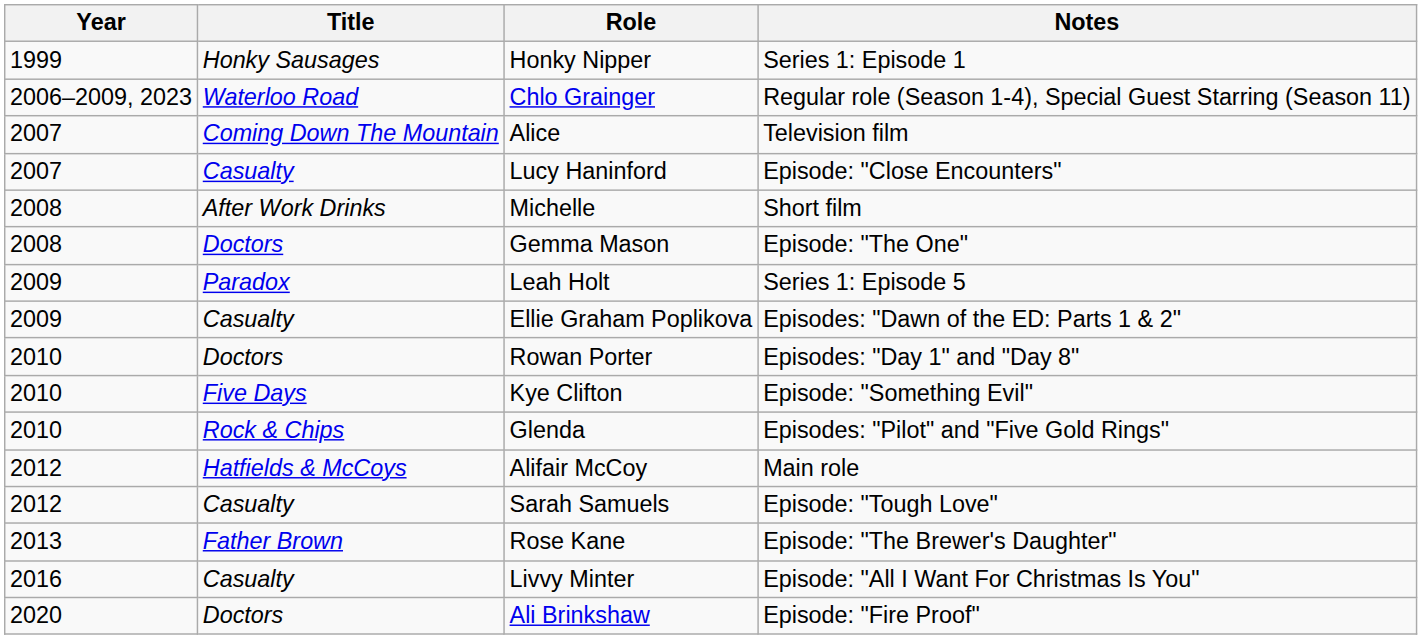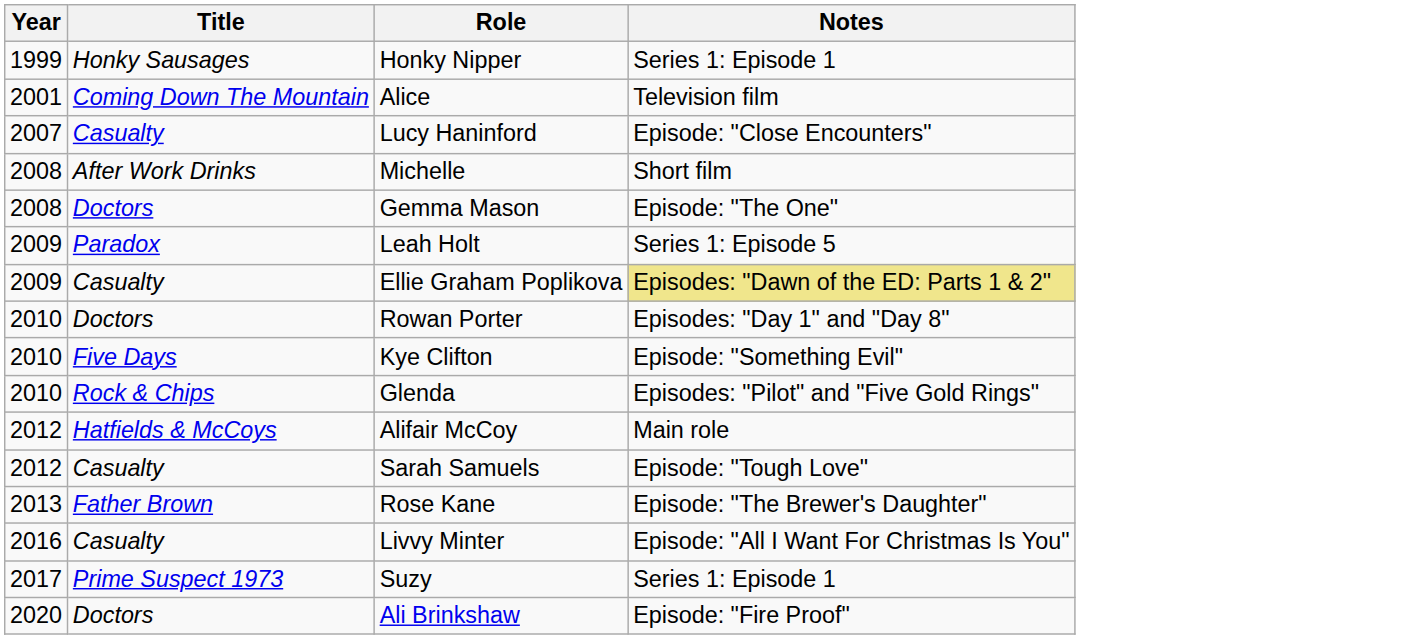- row: (582, 97)
(36, 134) 2007 -> (36, 97) 2001
(972, 319) no background -> (842, 282) khaki background
+ row: (406, 578)
